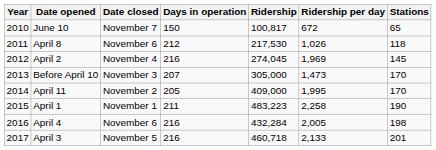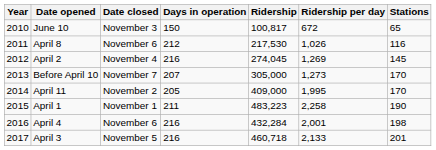(130, 28) November 7 -> (130, 28) November 3
(398, 43) 118 -> (398, 43) 116
(314, 59) 1,969 -> (314, 59) 1,269
(130, 75) November 3 -> (130, 75) November 7
(314, 75) 1,473 -> (314, 75) 1,273
(314, 122) 2,005 -> (314, 122) 2,001
